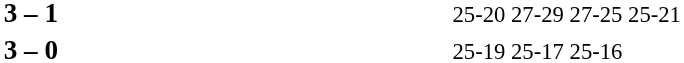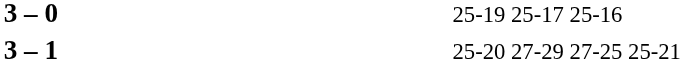rows swapped: (31, 12) <-> (31, 50)
